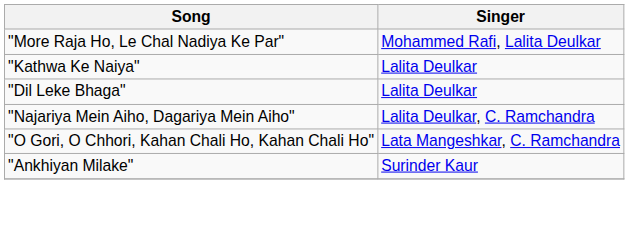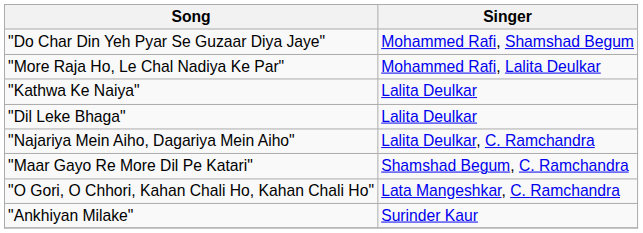+ row: (167, 41)
+ row: (130, 166)
